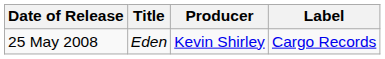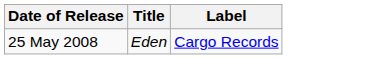- column: (220, 16)
